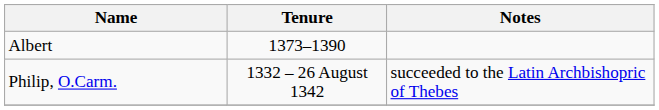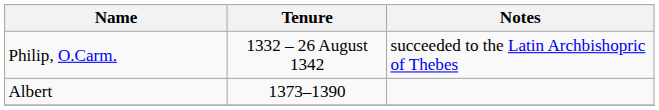rows swapped: (63, 82) <-> (30, 45)
